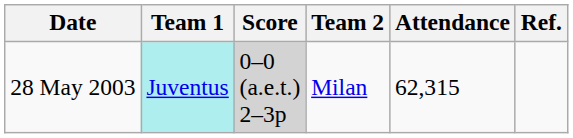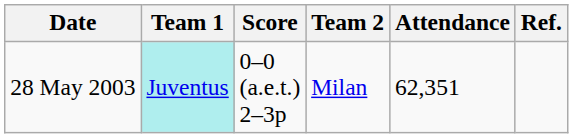(270, 86) lightgrey background -> (270, 86) no background
(427, 86) 62,315 -> (427, 86) 62,351
